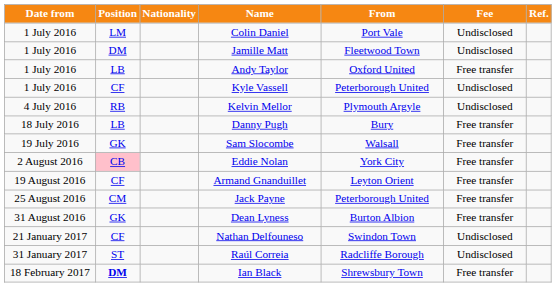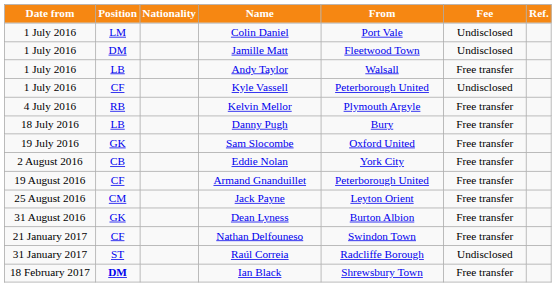(382, 69) Oxford United -> (382, 69) Walsall
(485, 106) Undisclosed -> (485, 106) Free transfer
(382, 143) Walsall -> (382, 143) Oxford United
(118, 162) pink background -> (118, 162) no background
(382, 180) Leyton Orient -> (382, 180) Peterborough United
(382, 199) Peterborough United -> (382, 199) Leyton Orient
(485, 236) Undisclosed -> (485, 236) Free transfer
